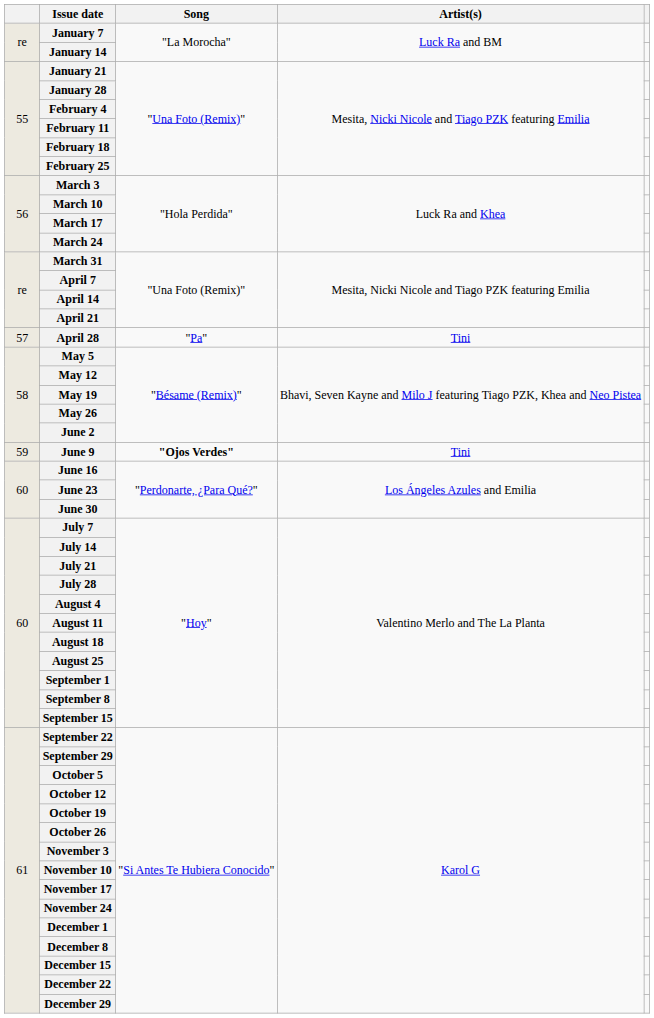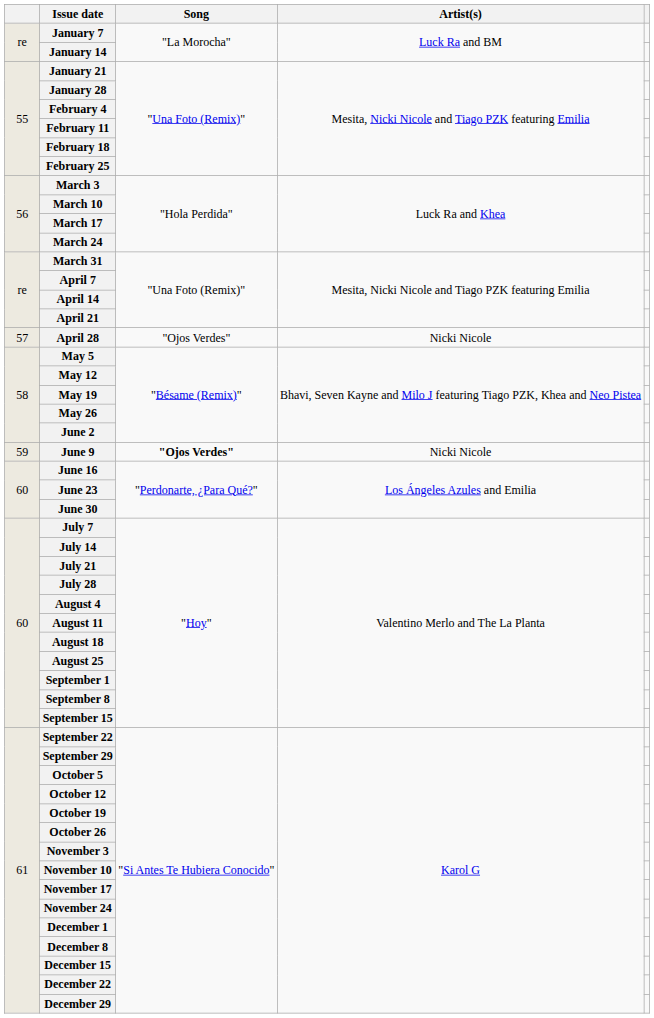(196, 337) "Pa" -> (196, 337) "Ojos Verdes"
(461, 337) Tini -> (461, 337) Nicki Nicole
(461, 451) Tini -> (461, 451) Nicki Nicole
